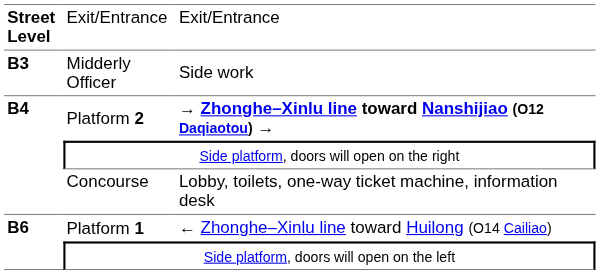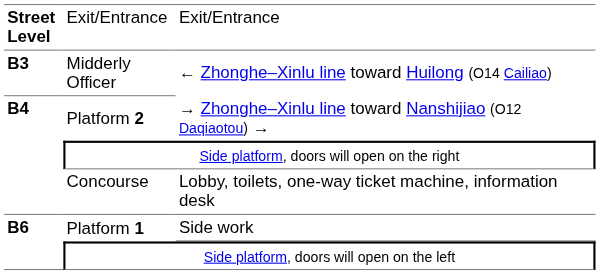(216, 72) Side work -> (365, 72) ← Zhonghe–Xinlu line toward Huilong (O14 Cailiao)
(361, 118) bold -> (350, 118) normal
(365, 227) ← Zhonghe–Xinlu line toward Huilong (O14 Cailiao) -> (216, 227) Side work
